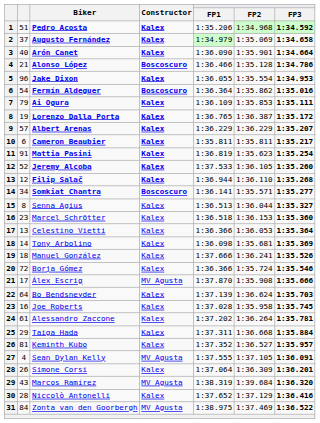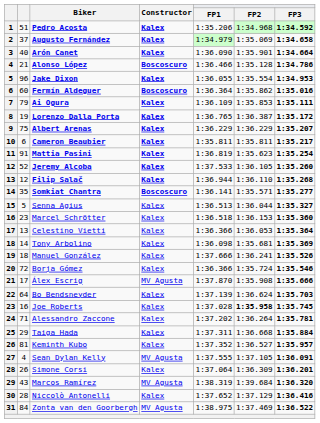(24, 91) 54 -> (24, 91) 60
(24, 129) 57 -> (24, 129) 75
(24, 192) 34 -> (24, 192) 35
(24, 205) 8 -> (24, 205) 5
(254, 307) normal -> (254, 307) bold
(24, 319) 61 -> (24, 319) 71
